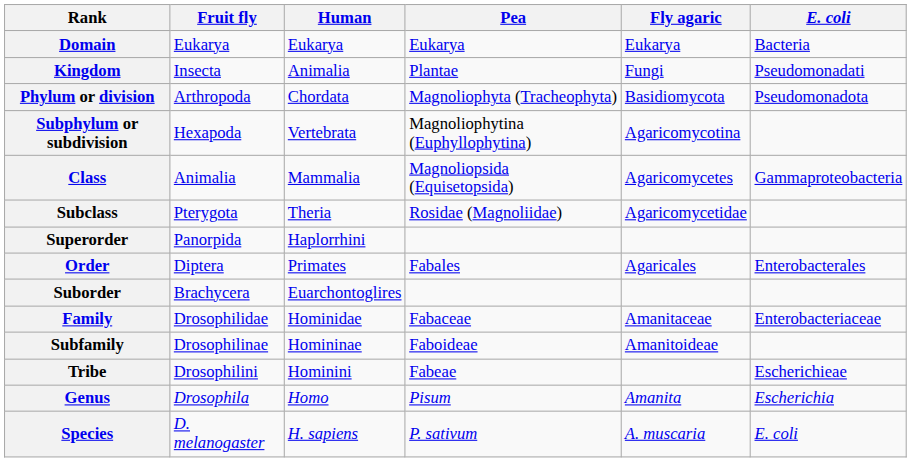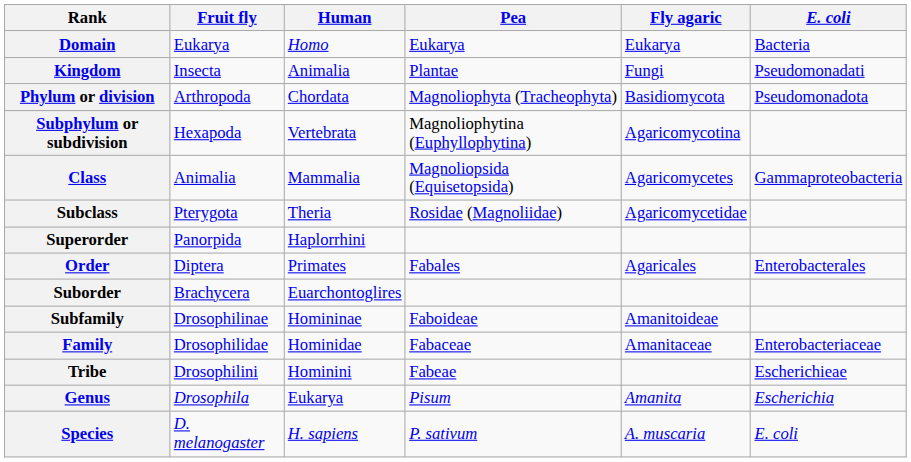(316, 44) Eukarya -> (308, 44) Homo
rows swapped: (87, 319) <-> (87, 345)
(308, 398) Homo -> (316, 398) Eukarya
